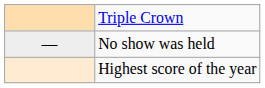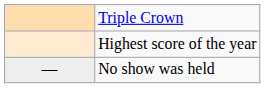rows swapped: (177, 70) <-> (156, 44)
